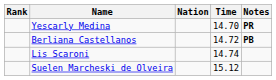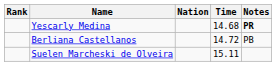(226, 26) 14.70 -> (226, 26) 14.68
(248, 40) bold -> (248, 40) normal
- row: (60, 54)
(226, 68) 15.12 -> (226, 54) 15.11
